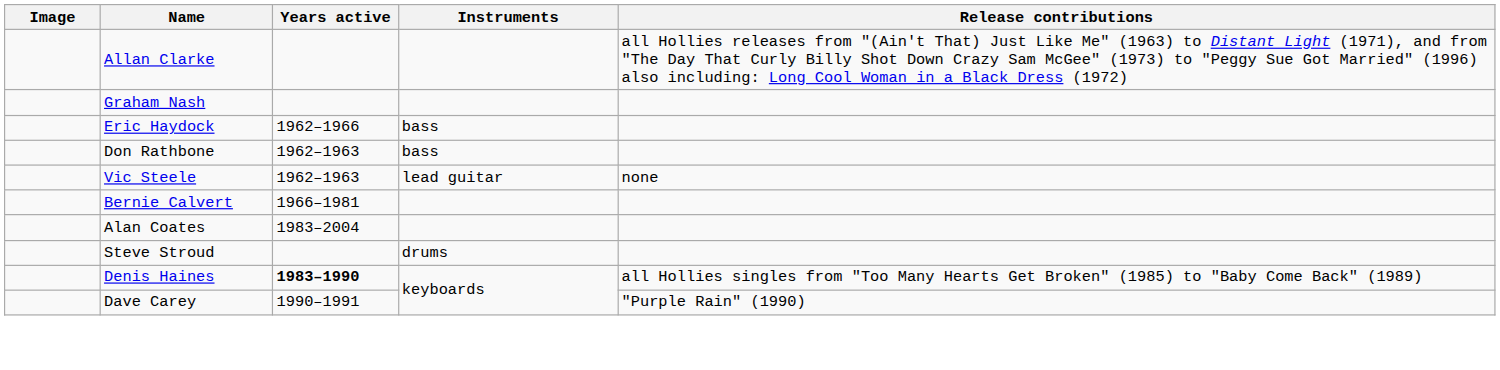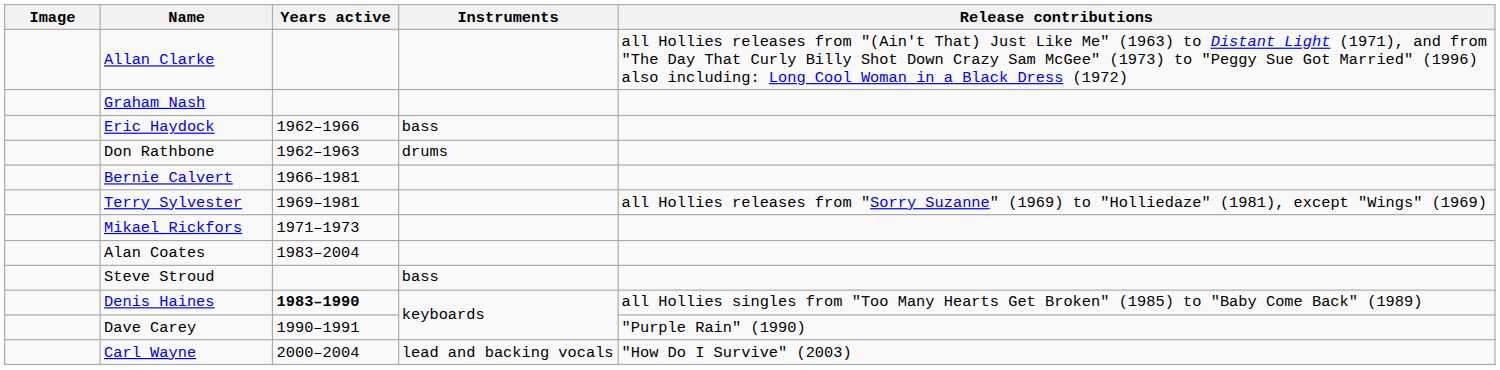(420, 152) bass -> (425, 152) drums
- row: (150, 177)
+ row: (173, 202)
+ row: (173, 227)
(425, 253) drums -> (420, 278) bass
+ row: (150, 353)
